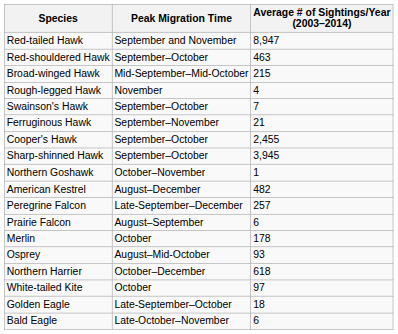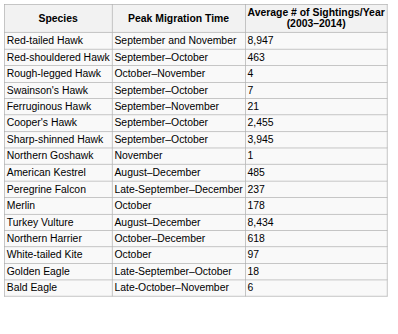- row: (53, 73)
(138, 90) November -> (160, 73) October–November
(160, 172) October–November -> (138, 156) November
(262, 189) 482 -> (256, 172) 485
(262, 205) 257 -> (256, 189) 237
- row: (39, 222)
- row: (23, 255)
+ row: (40, 222)
